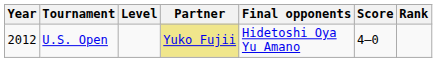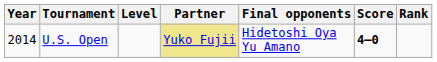(22, 41) 2012 -> (22, 41) 2014
(368, 41) normal -> (368, 41) bold
